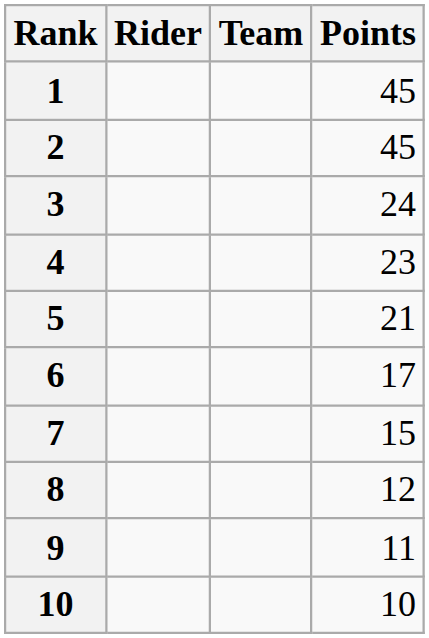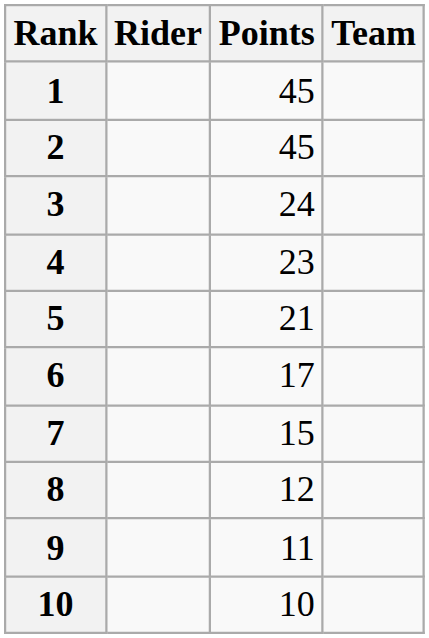columns swapped: (261, 33) <-> (368, 33)
